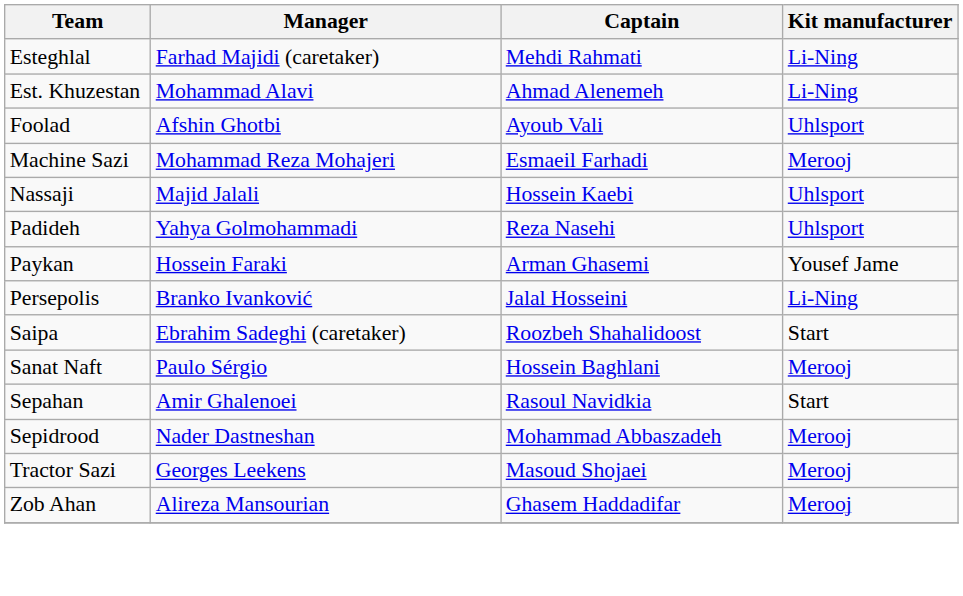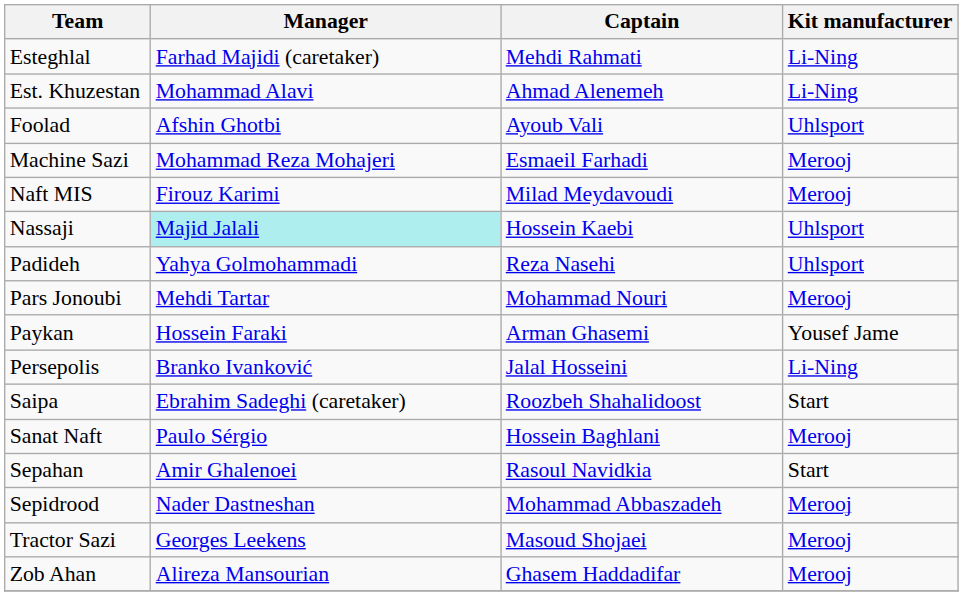+ row: (51, 194)
(207, 194) no background -> (207, 228) paleturquoise background
+ row: (66, 297)
